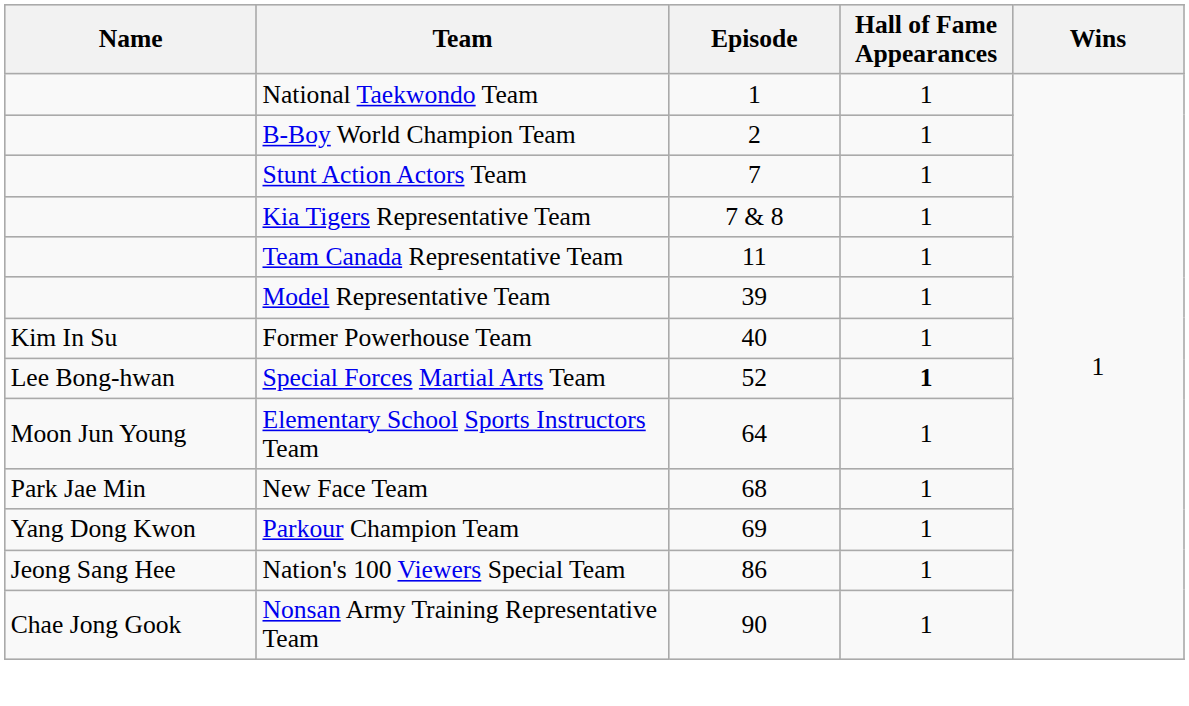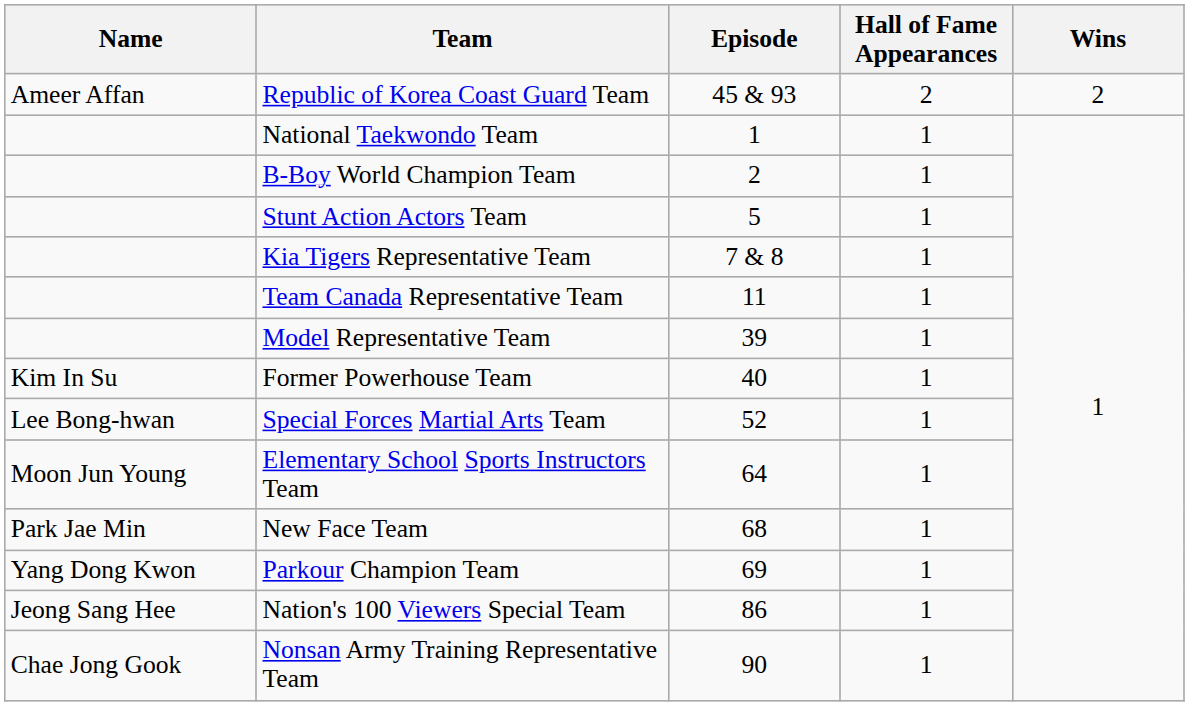+ row: (456, 94)
(754, 175) 7 -> (754, 216) 5
(926, 378) bold -> (926, 418) normal
